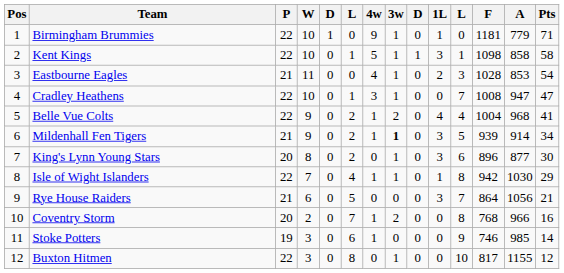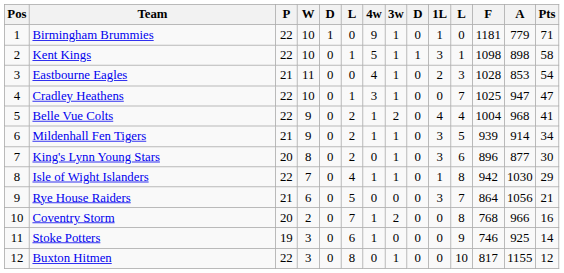(520, 55) 858 -> (520, 55) 898
(488, 95) 1008 -> (488, 95) 1025
(396, 136) bold -> (396, 136) normal
(520, 237) 985 -> (520, 237) 925
